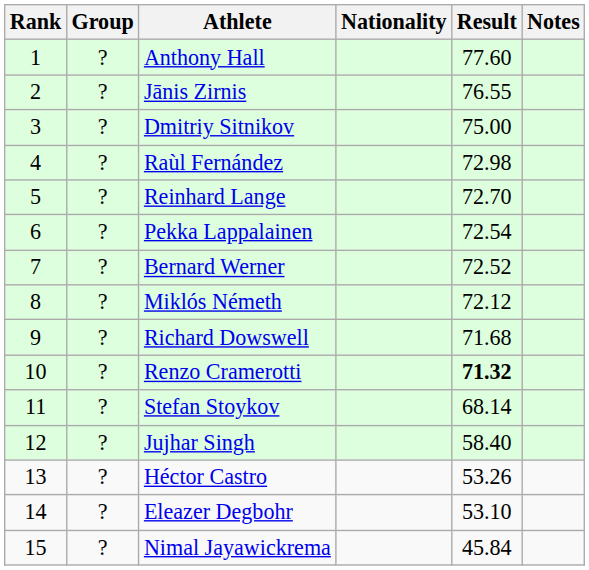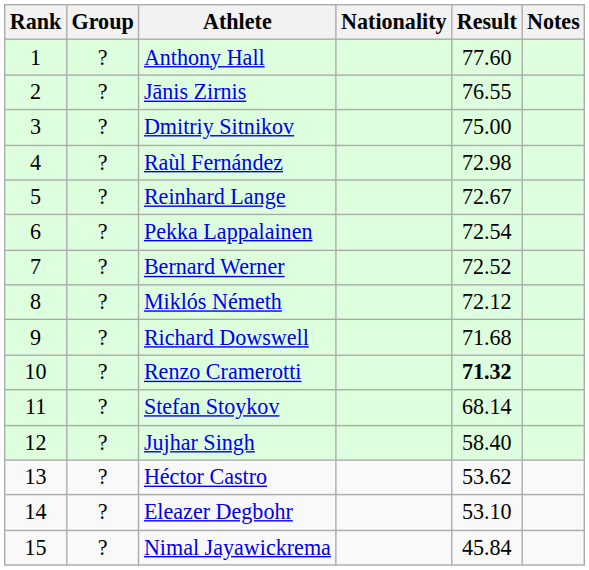(487, 197) 72.70 -> (487, 197) 72.67
(487, 477) 53.26 -> (487, 477) 53.62
